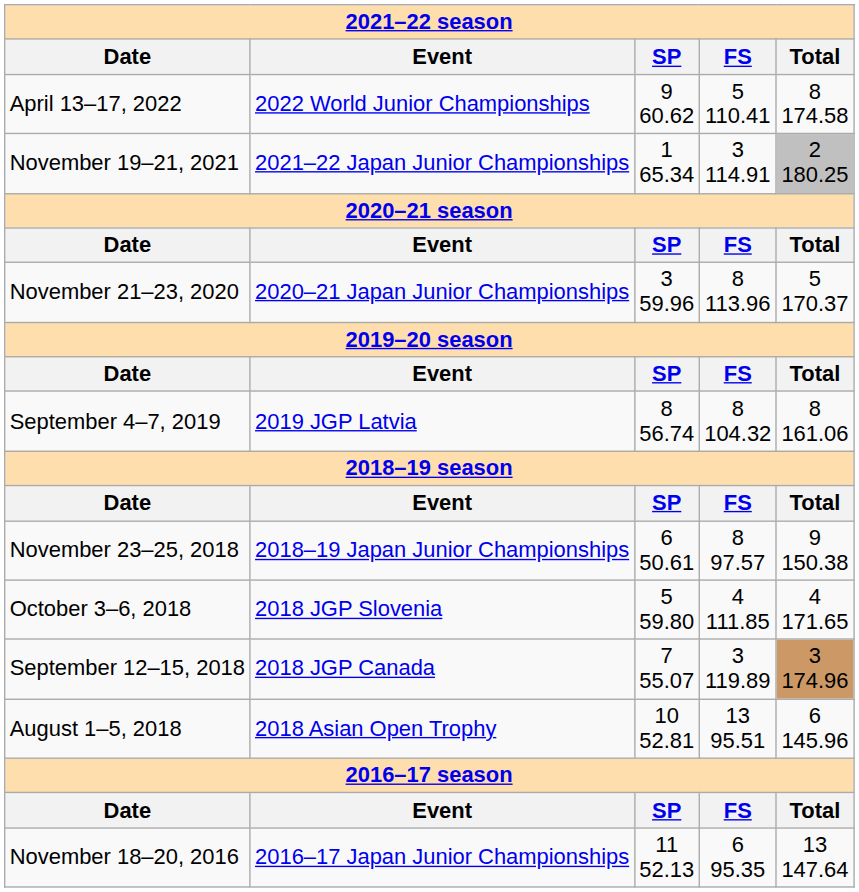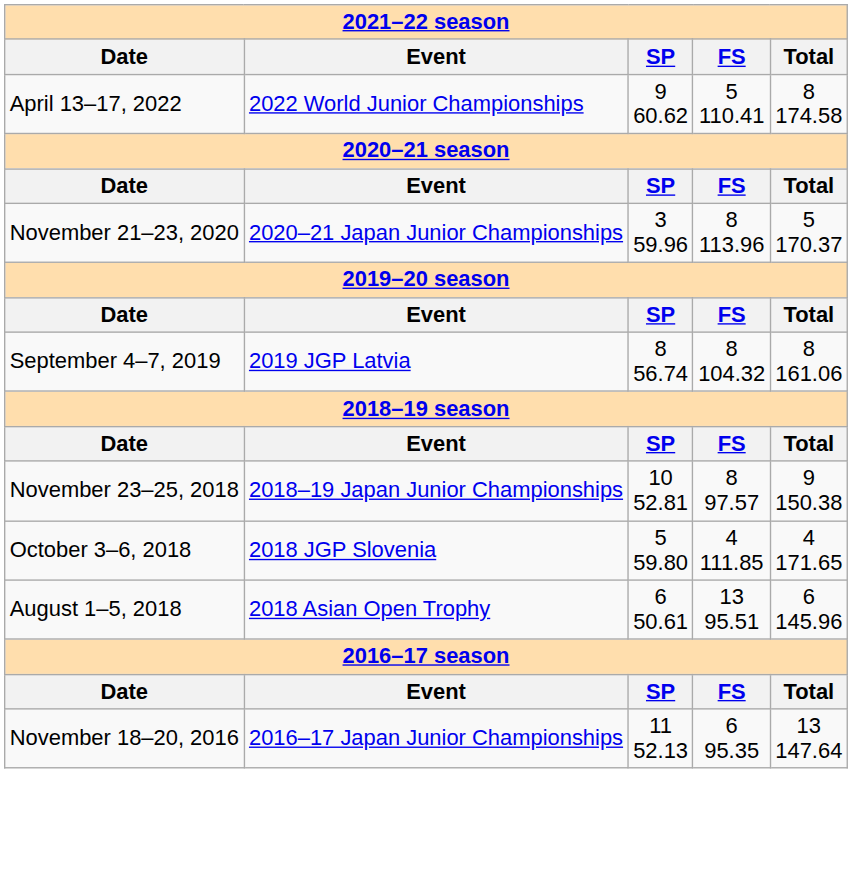- row: (124, 163)
(667, 550) 6 50.61 -> (661, 490) 10 52.81
- row: (127, 668)
(667, 728) 10 52.81 -> (661, 609) 6 50.61
